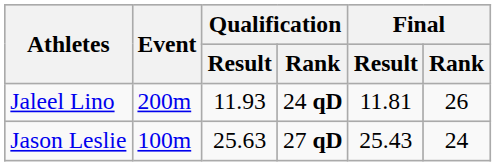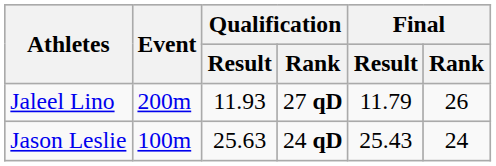(313, 102) 24 qD -> (313, 102) 27 qD
(386, 102) 11.81 -> (386, 102) 11.79
(313, 141) 27 qD -> (313, 141) 24 qD
